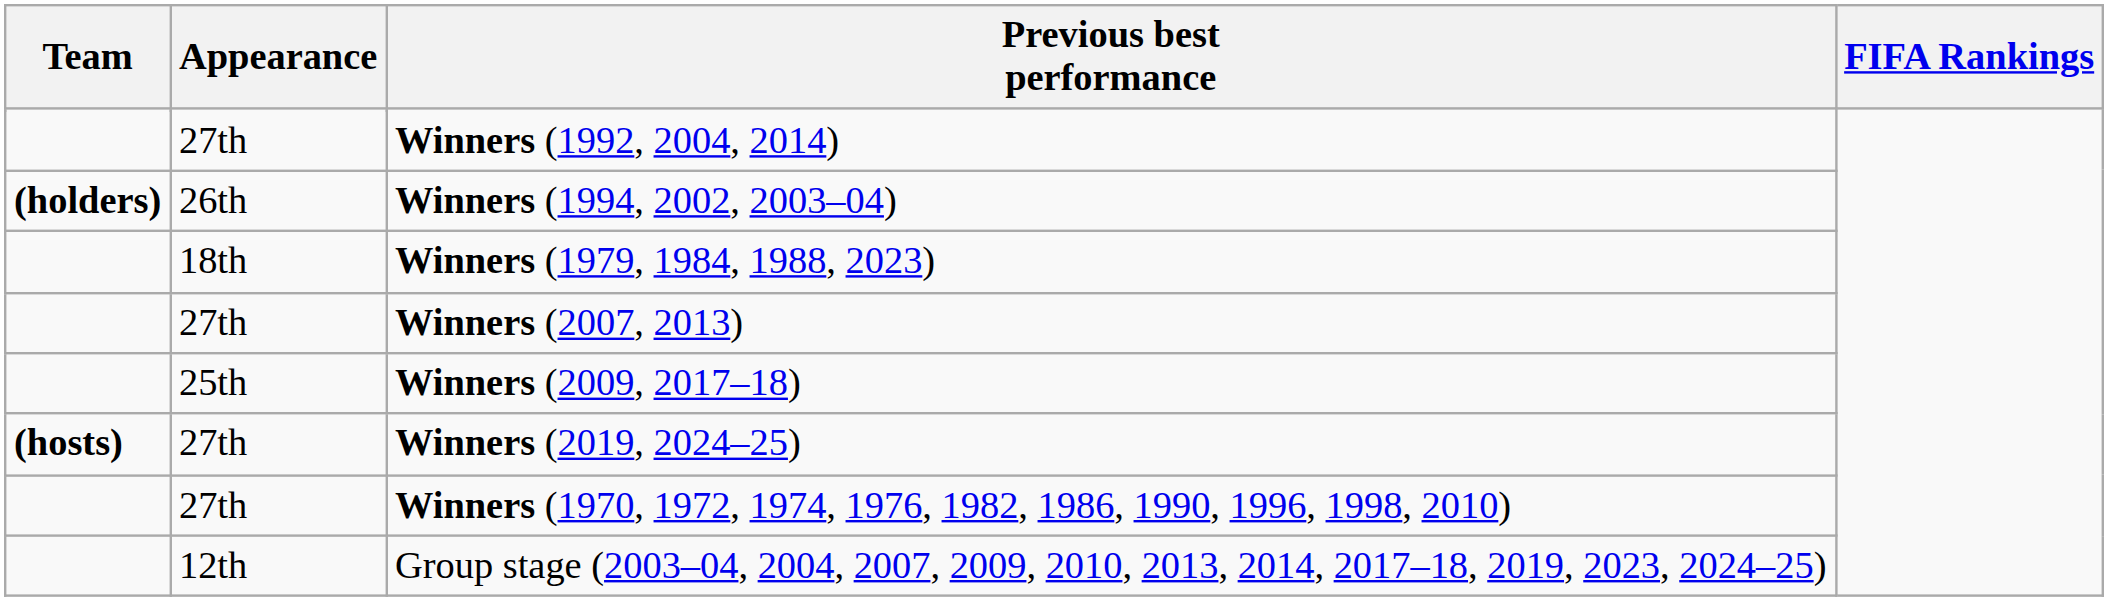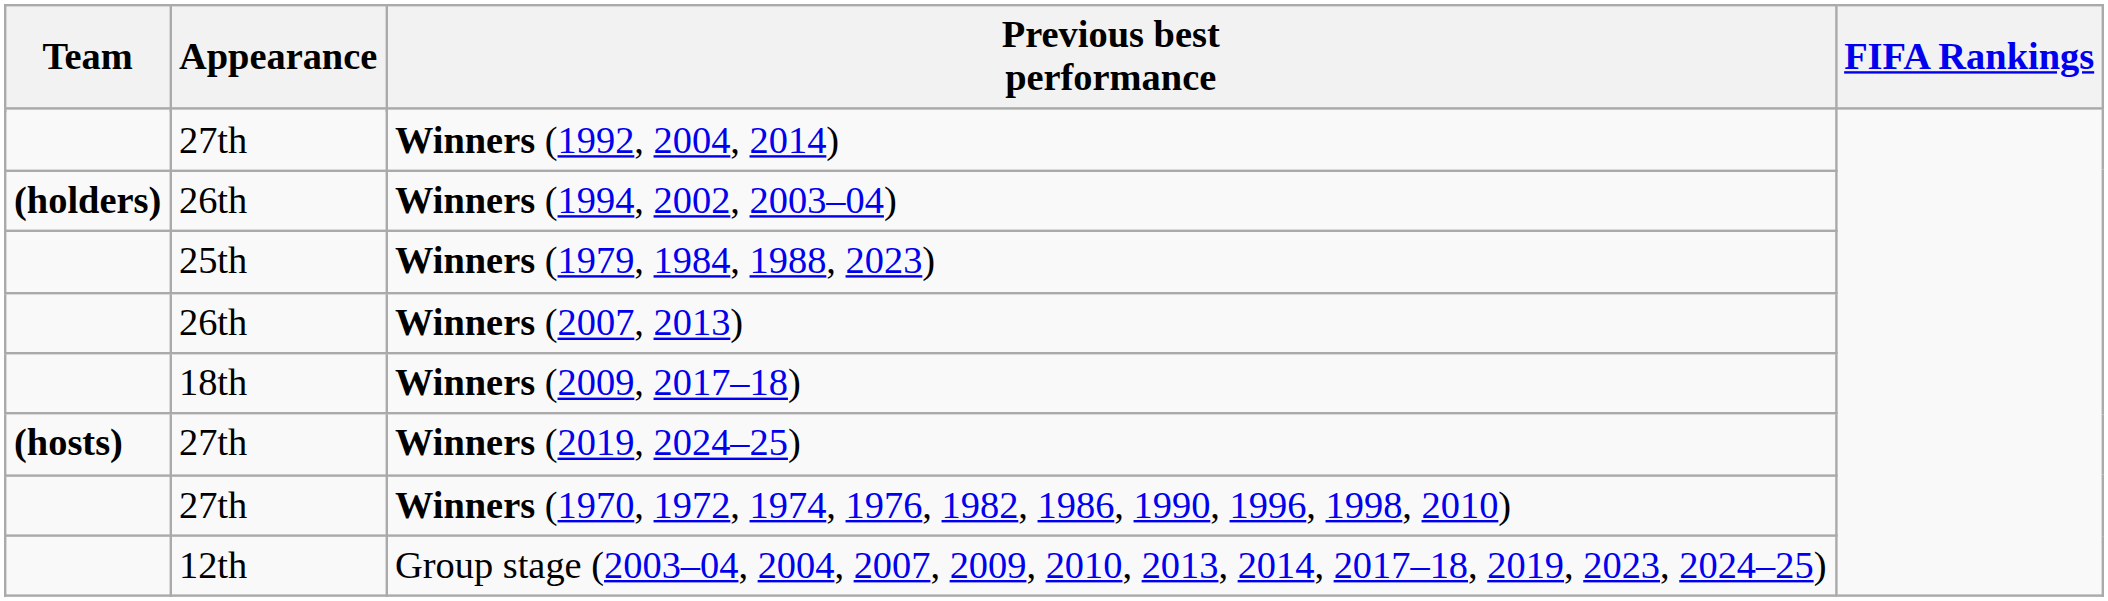(213, 260) 18th -> (213, 260) 25th
(213, 321) 27th -> (213, 321) 26th
(213, 382) 25th -> (213, 382) 18th
